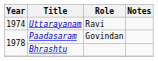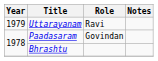(16, 24) 1974 -> (16, 24) 1979
